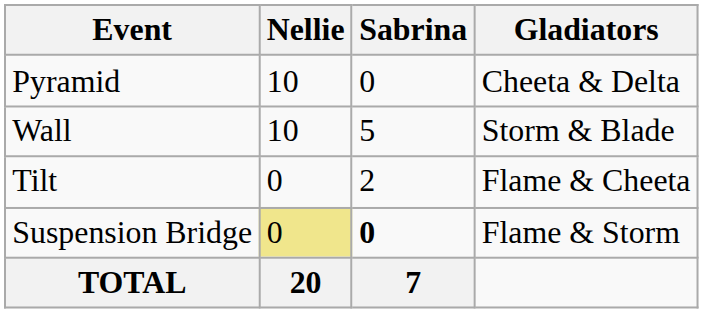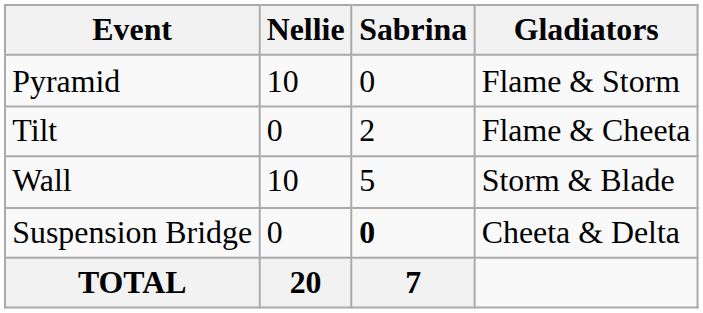(581, 80) Cheeta & Delta -> (581, 80) Flame & Storm
rows swapped: (35, 181) <-> (42, 130)
(275, 231) khaki background -> (275, 231) no background
(581, 231) Flame & Storm -> (581, 231) Cheeta & Delta
